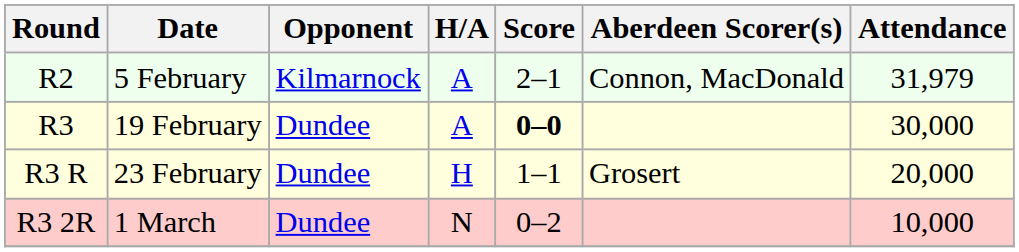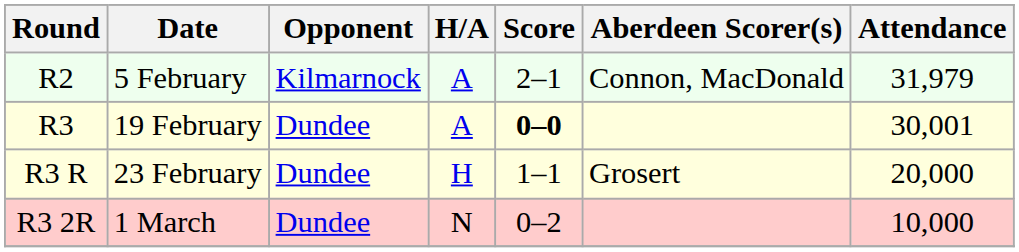(932, 125) 30,000 -> (932, 125) 30,001
